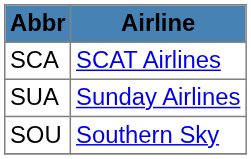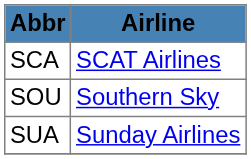rows swapped: (34, 97) <-> (36, 134)
